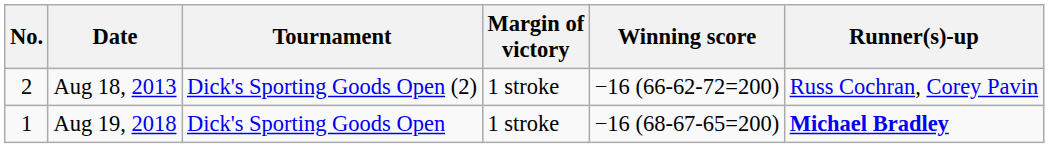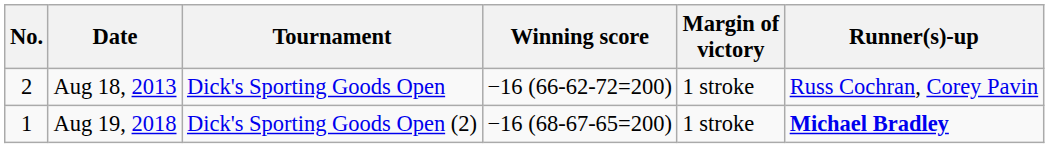columns swapped: (687, 36) <-> (536, 36)
(332, 86) Dick's Sporting Goods Open (2) -> (316, 86) Dick's Sporting Goods Open
(316, 124) Dick's Sporting Goods Open -> (332, 124) Dick's Sporting Goods Open (2)
